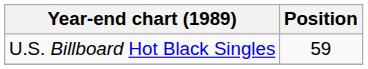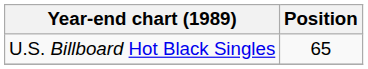(321, 49) 59 -> (321, 49) 65
